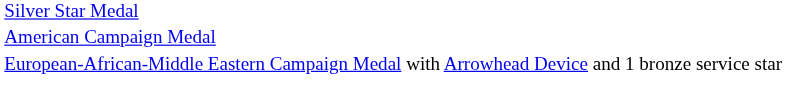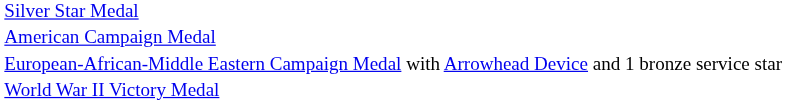+ row: (112, 89)
